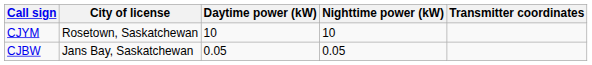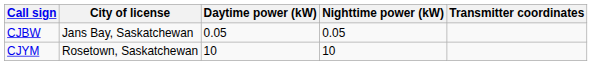rows swapped: (24, 51) <-> (23, 32)
